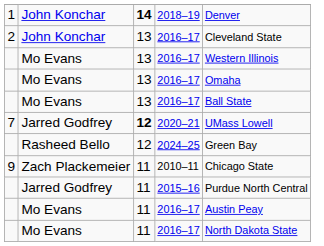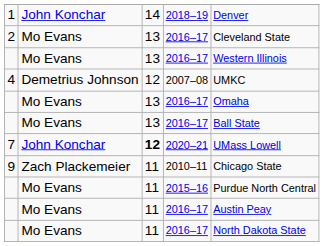(144, 15) bold -> (152, 15) normal
(63, 36) John Konchar -> (52, 36) Mo Evans
+ row: (11, 79)
(67, 123) Jarred Godfrey -> (63, 144) John Konchar
- row: (11, 145)
(67, 187) Jarred Godfrey -> (52, 187) Mo Evans
